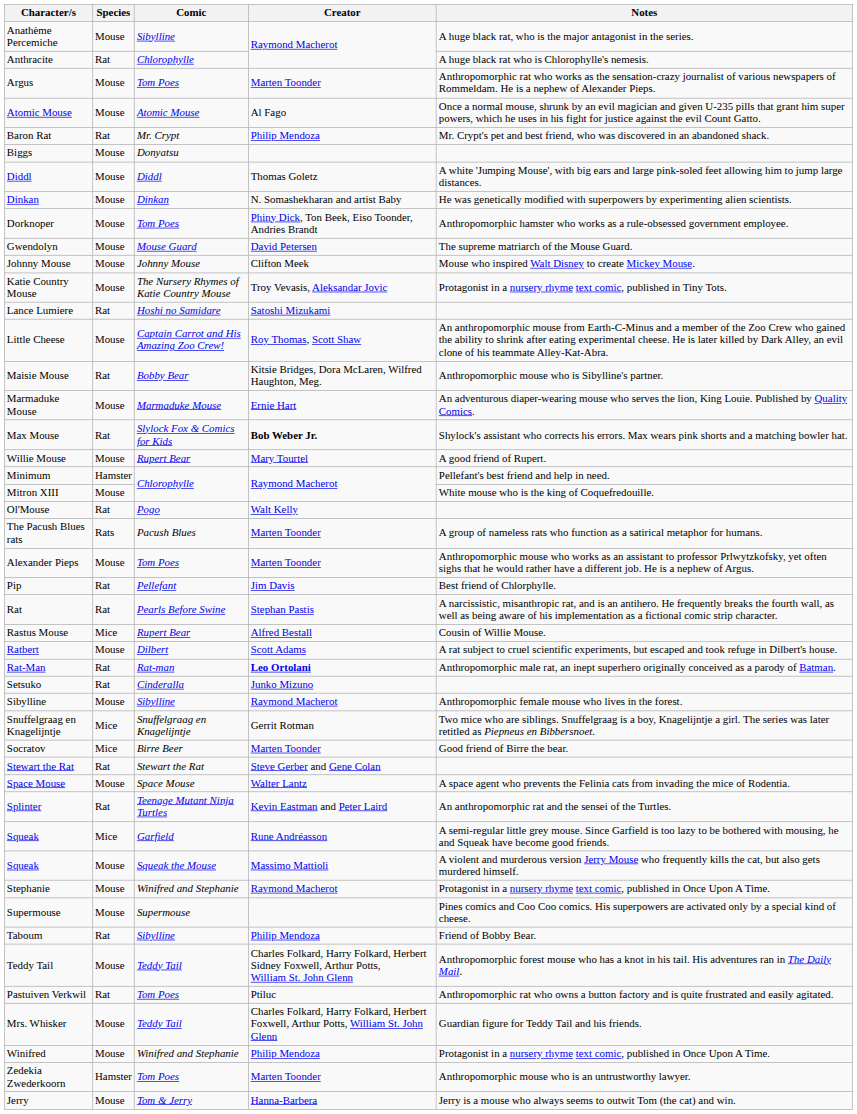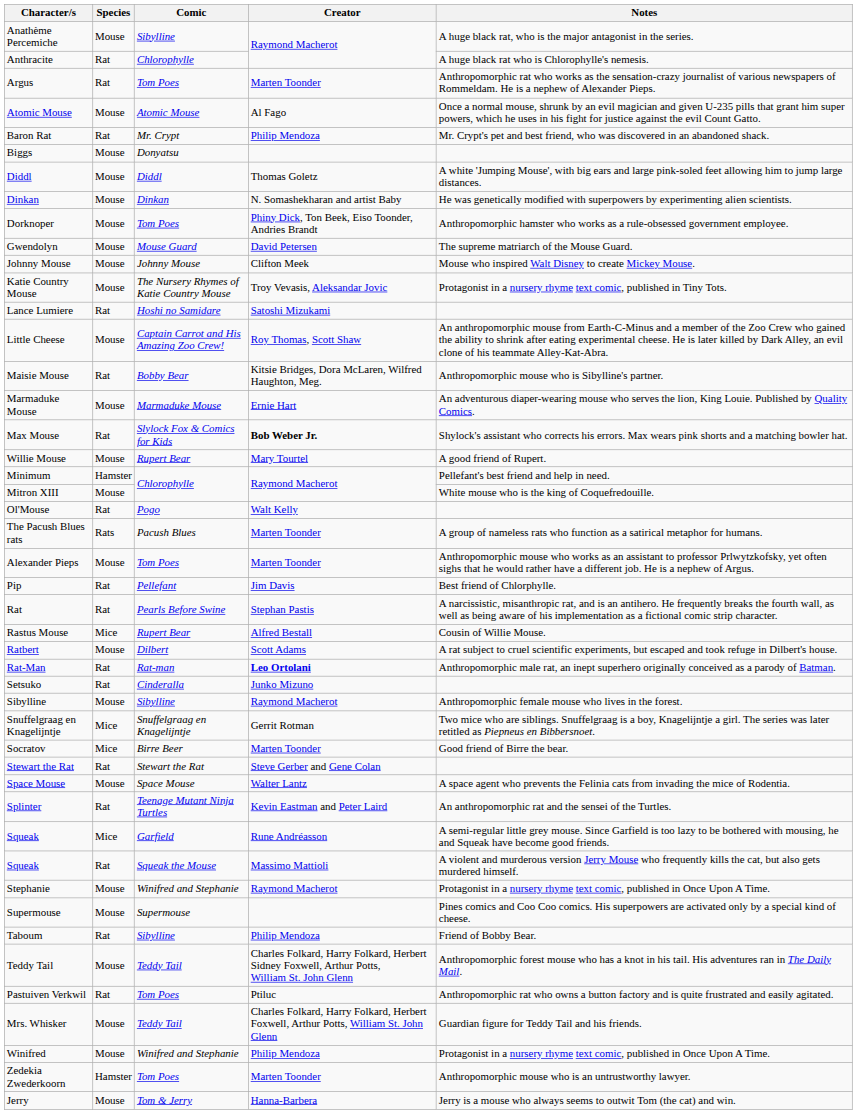(110, 83) Mouse -> (103, 83) Rat
(110, 865) Mouse -> (103, 865) Rat
